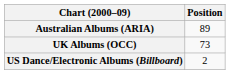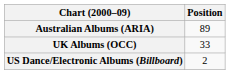(205, 45) 73 -> (205, 45) 33
